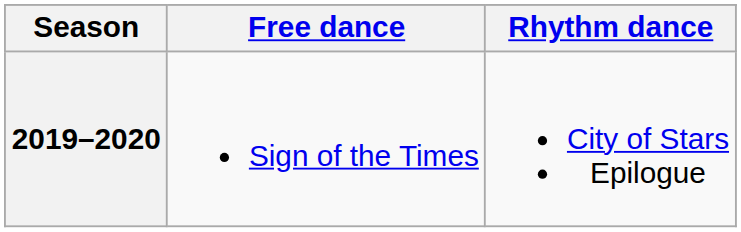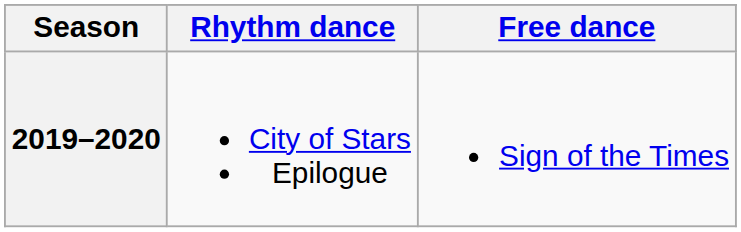columns swapped: (611, 28) <-> (327, 28)
